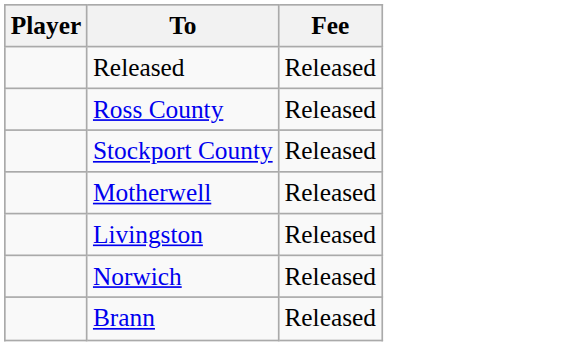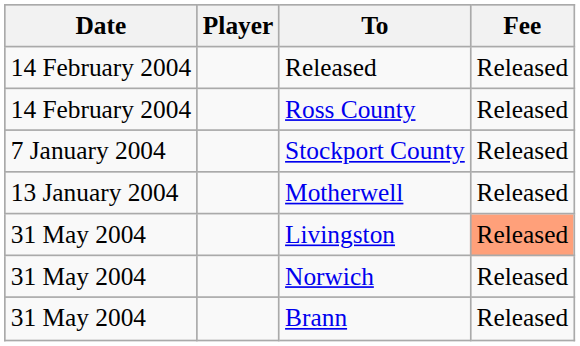+ column: (101, 25)
(330, 234) no background -> (522, 234) lightsalmon background
